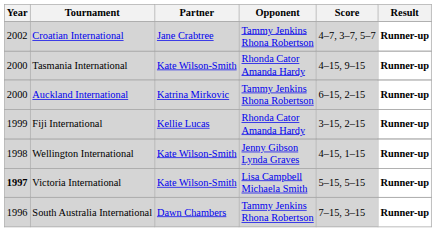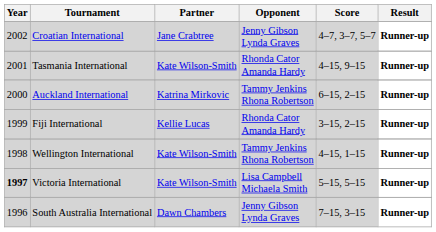(278, 36) Tammy Jenkins Rhona Robertson -> (270, 36) Jenny Gibson Lynda Graves
(17, 66) 2000 -> (17, 66) 2001
(270, 154) Jenny Gibson Lynda Graves -> (278, 154) Tammy Jenkins Rhona Robertson
(278, 212) Tammy Jenkins Rhona Robertson -> (270, 212) Jenny Gibson Lynda Graves
